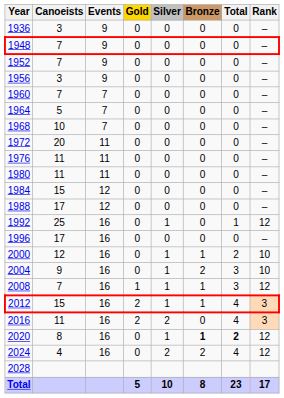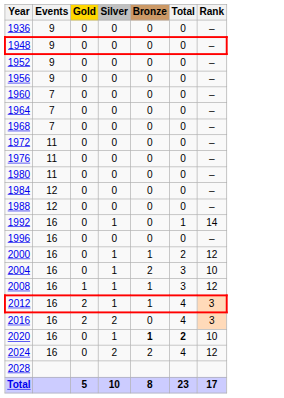- column: (59, 12)
(265, 222) 12 -> (212, 222) 14
(265, 254) 10 -> (212, 254) 12
(265, 337) 12 -> (212, 337) 10
